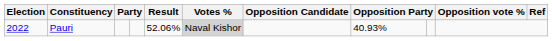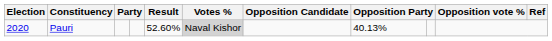(18, 28) 2022 -> (18, 28) 2020
(163, 28) 52.06% -> (163, 28) 52.60%
(370, 28) 40.93% -> (370, 28) 40.13%
